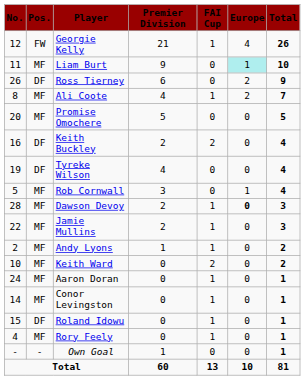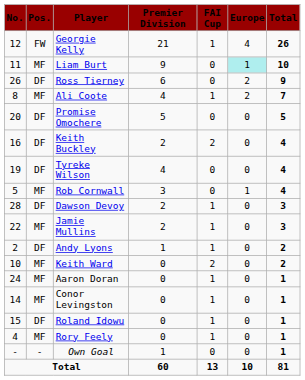(40, 117) MF -> (40, 117) DF
(40, 206) MF -> (40, 206) DF
(247, 206) bold -> (247, 206) normal
(40, 248) MF -> (40, 248) DF
